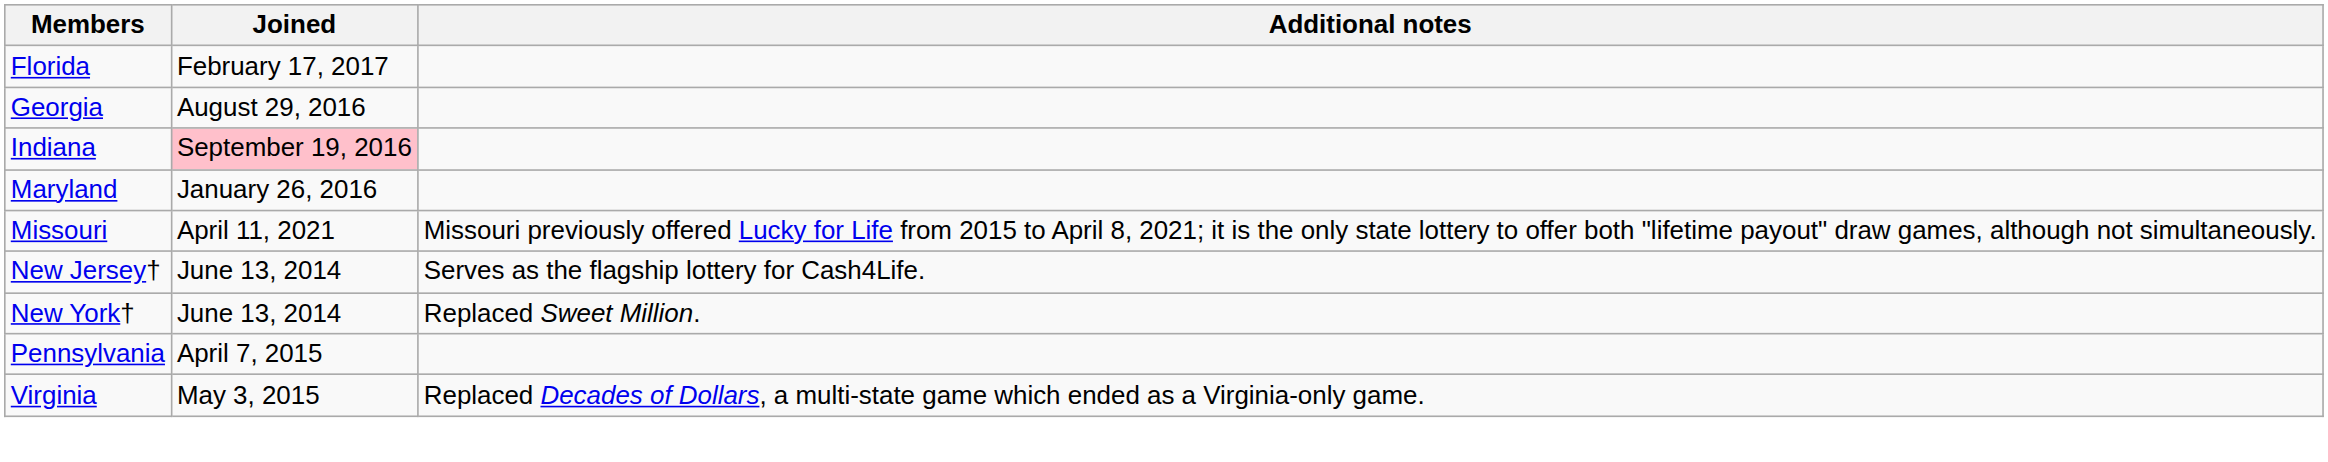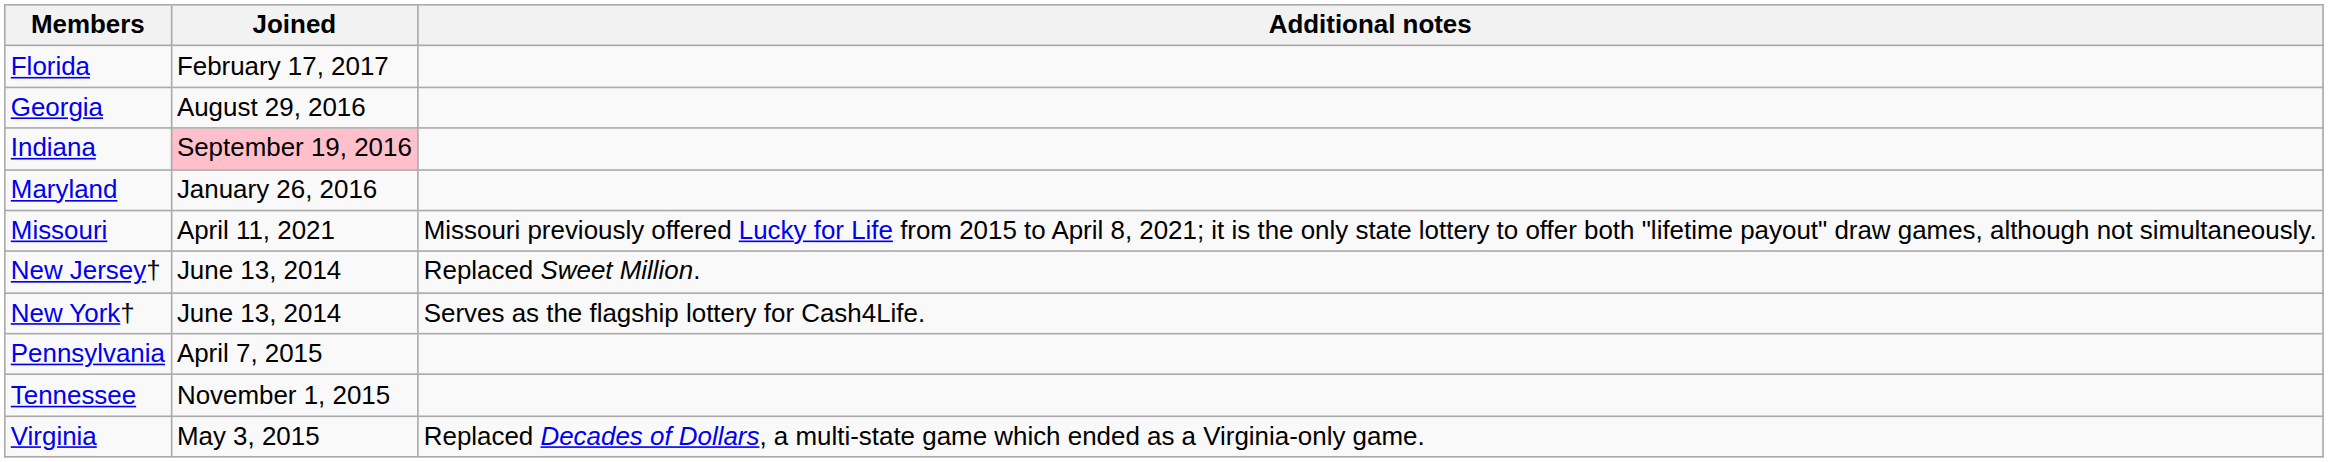(674, 271) Serves as the flagship lottery for Cash4Life. -> (562, 271) Replaced Sweet Million.
(562, 312) Replaced Sweet Million. -> (674, 312) Serves as the flagship lottery for Cash4Life.
+ row: (73, 395)
